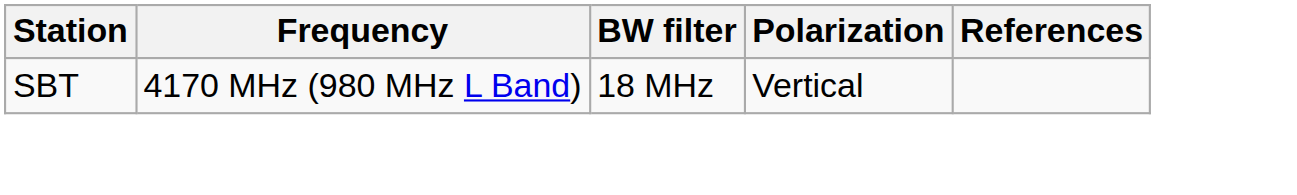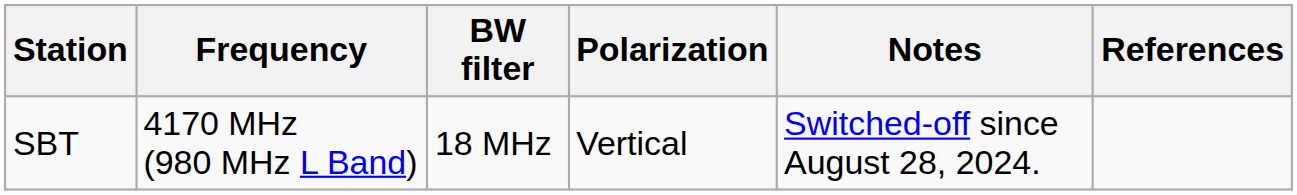+ column: (935, 50)
